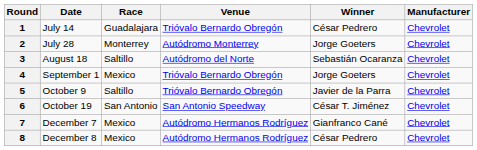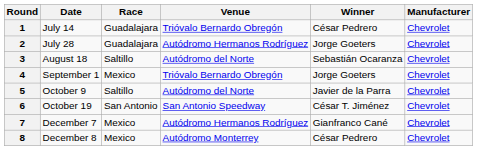(126, 43) Monterrey -> (131, 43) Guadalajara
(211, 43) Autódromo Monterrey -> (235, 43) Autódromo Hermanos Rodríguez
(222, 91) Trióvalo Bernardo Obregón -> (208, 91) Autódromo del Norte
(235, 138) Autódromo Hermanos Rodríguez -> (211, 138) Autódromo Monterrey
